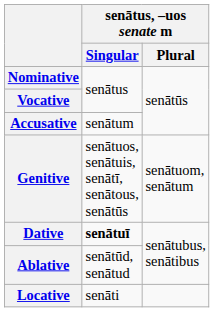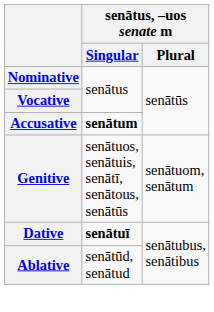(110, 123) normal -> (112, 123) bold
- row: (43, 295)
